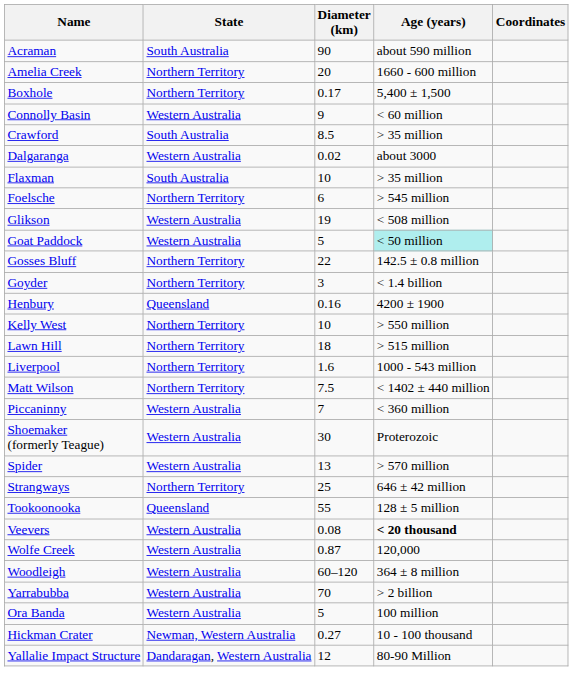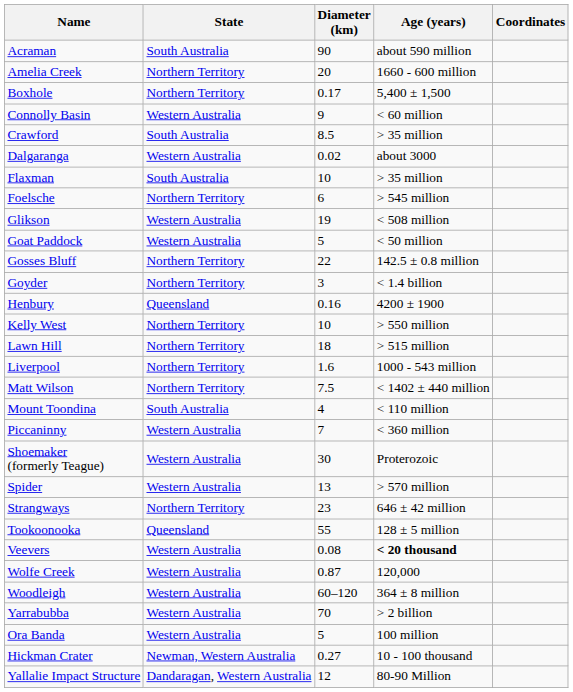(410, 240) paleturquoise background -> (410, 240) no background
+ row: (52, 409)
(324, 487) 25 -> (324, 508) 23
